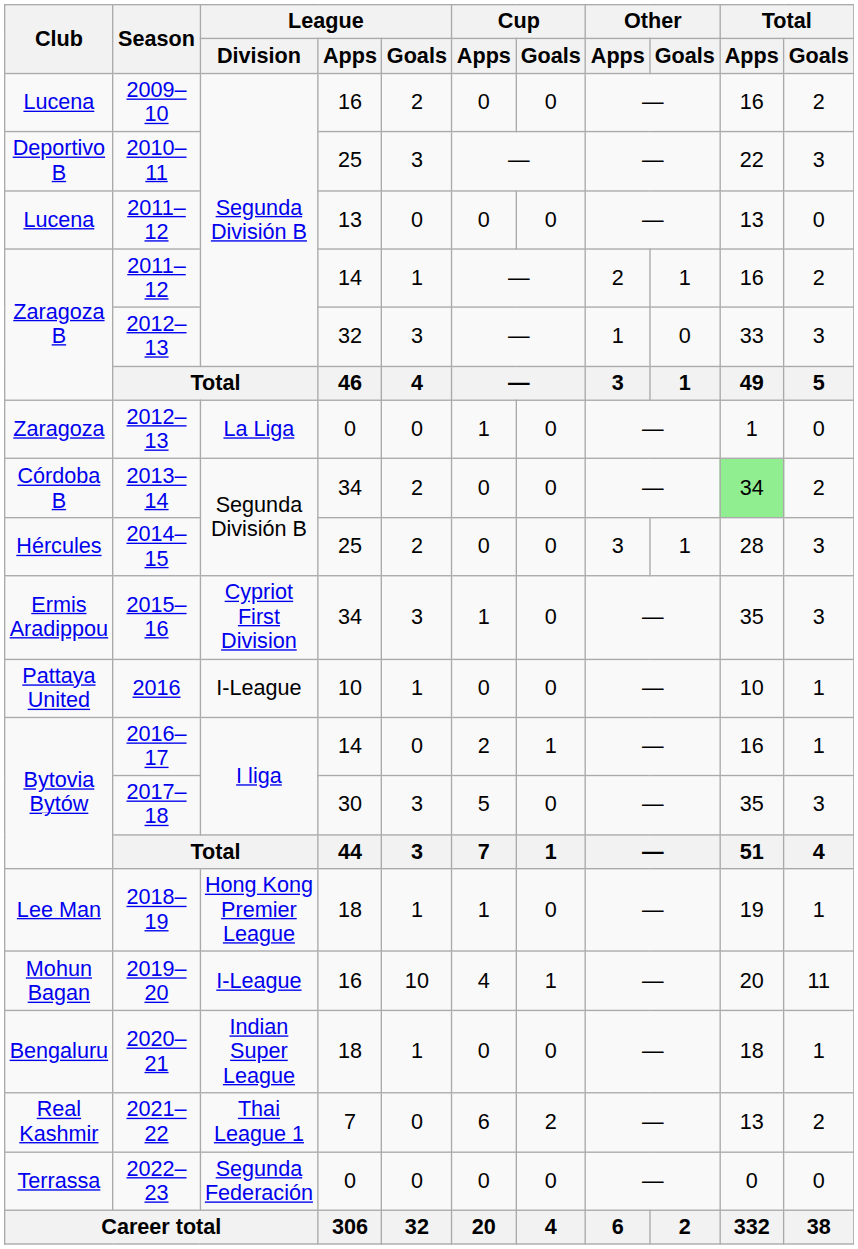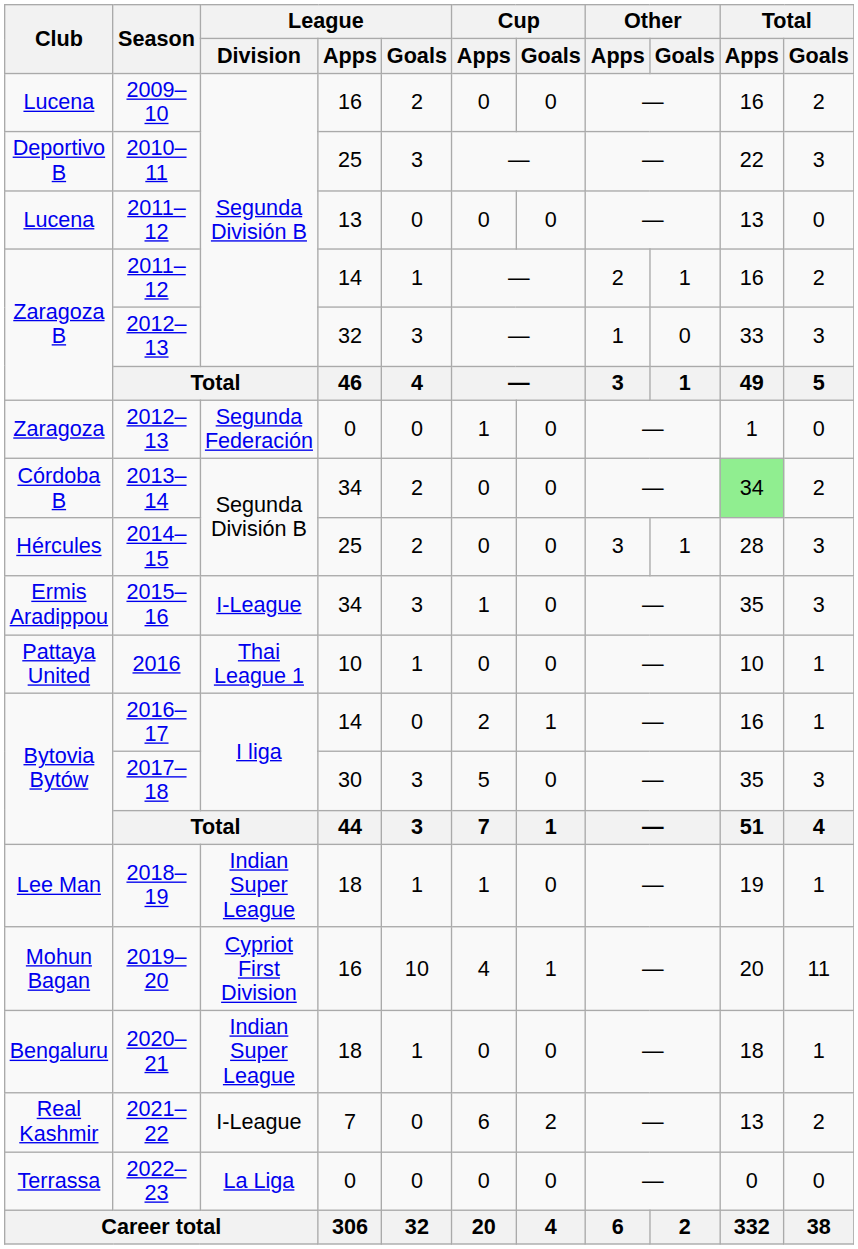(259, 429) La Liga -> (259, 429) Segunda Federación
(259, 617) Cypriot First Division -> (259, 604) I-League
(259, 687) I-League -> (259, 663) Thai League 1
(259, 909) Hong Kong Premier League -> (259, 885) Indian Super League
(259, 980) I-League -> (259, 968) Cypriot First Division
(259, 1122) Thai League 1 -> (259, 1122) I-League
(259, 1180) Segunda Federación -> (259, 1180) La Liga
